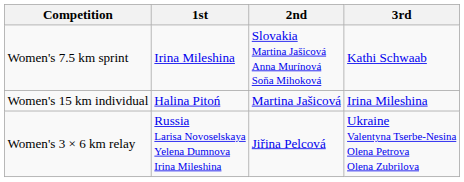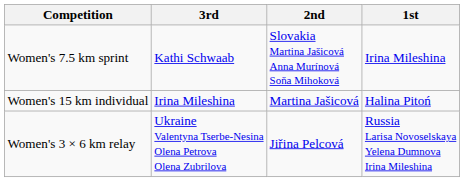columns swapped: (200, 14) <-> (402, 14)
